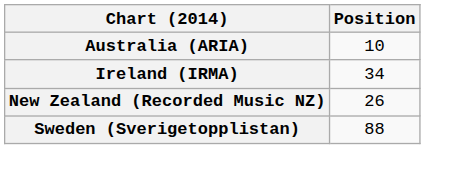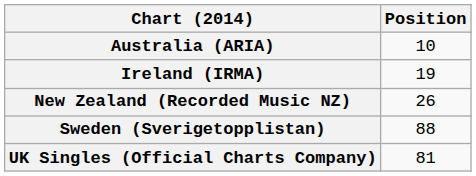(375, 74) 34 -> (426, 74) 19
+ row: (193, 157)
